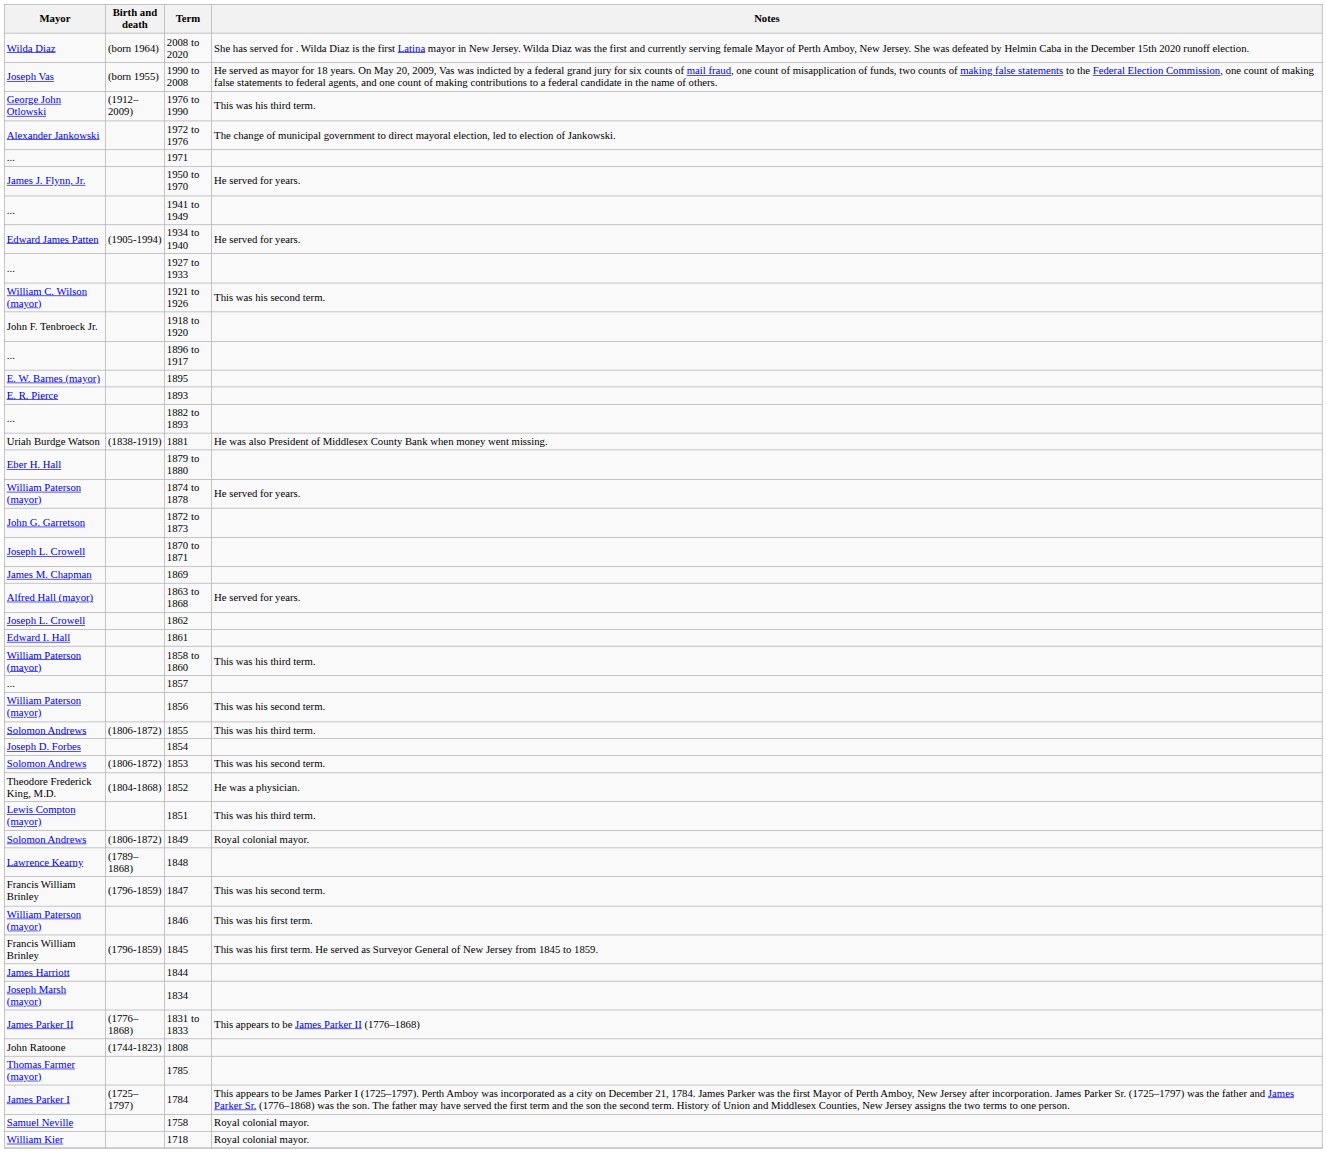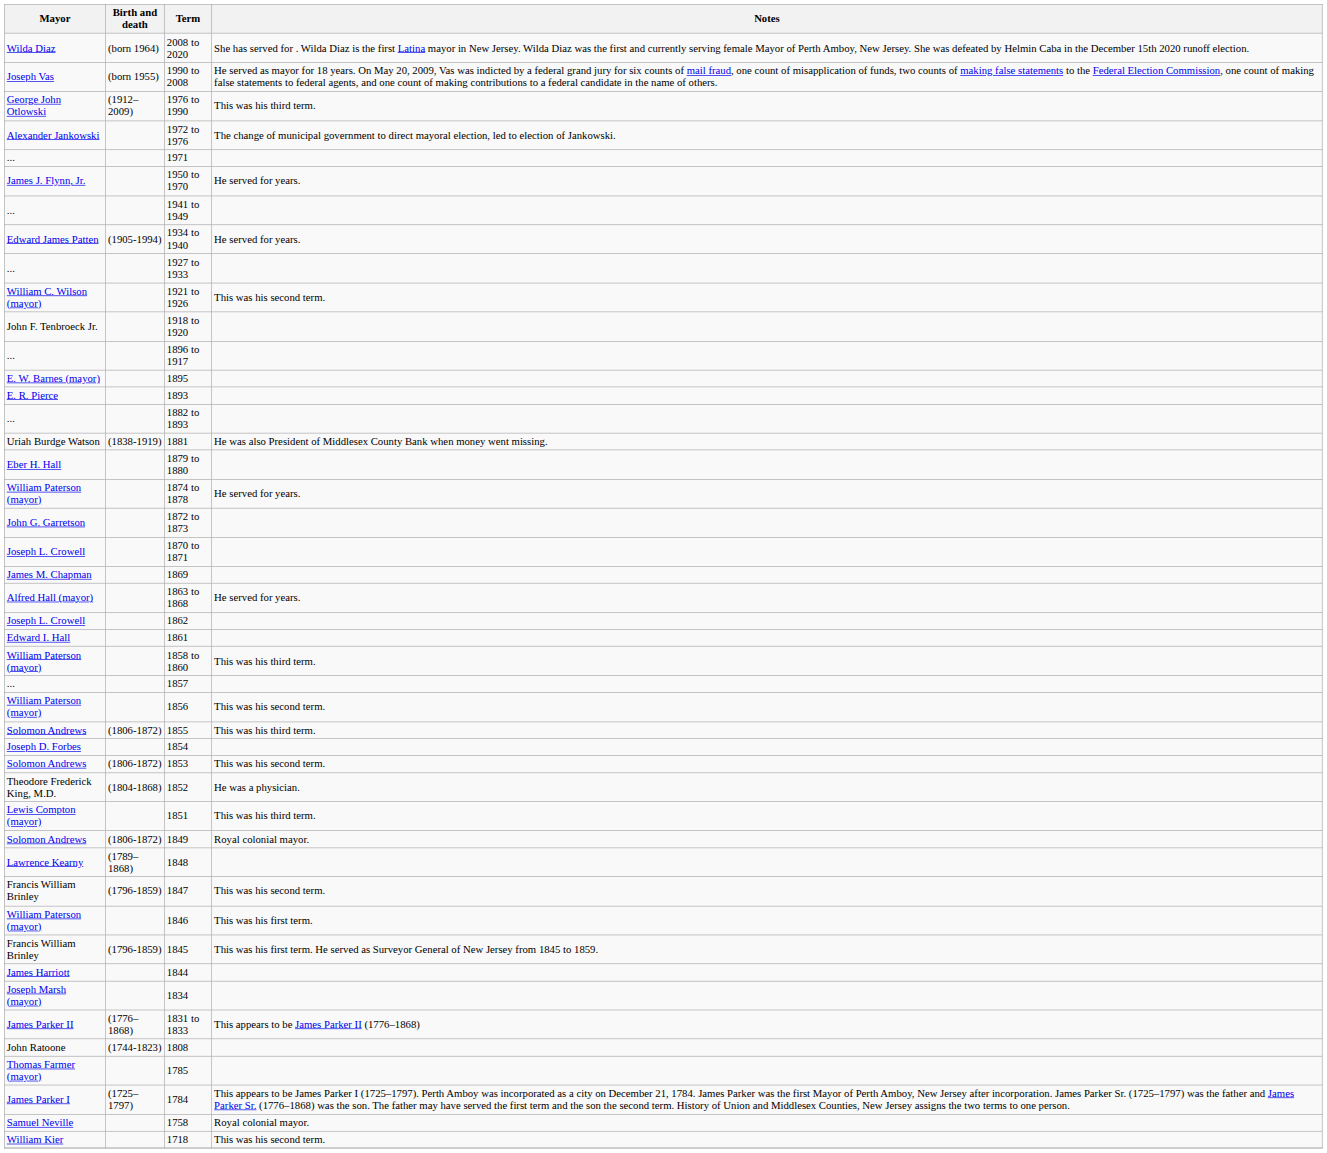(262, 1139) Royal colonial mayor. -> (270, 1139) This was his second term.
